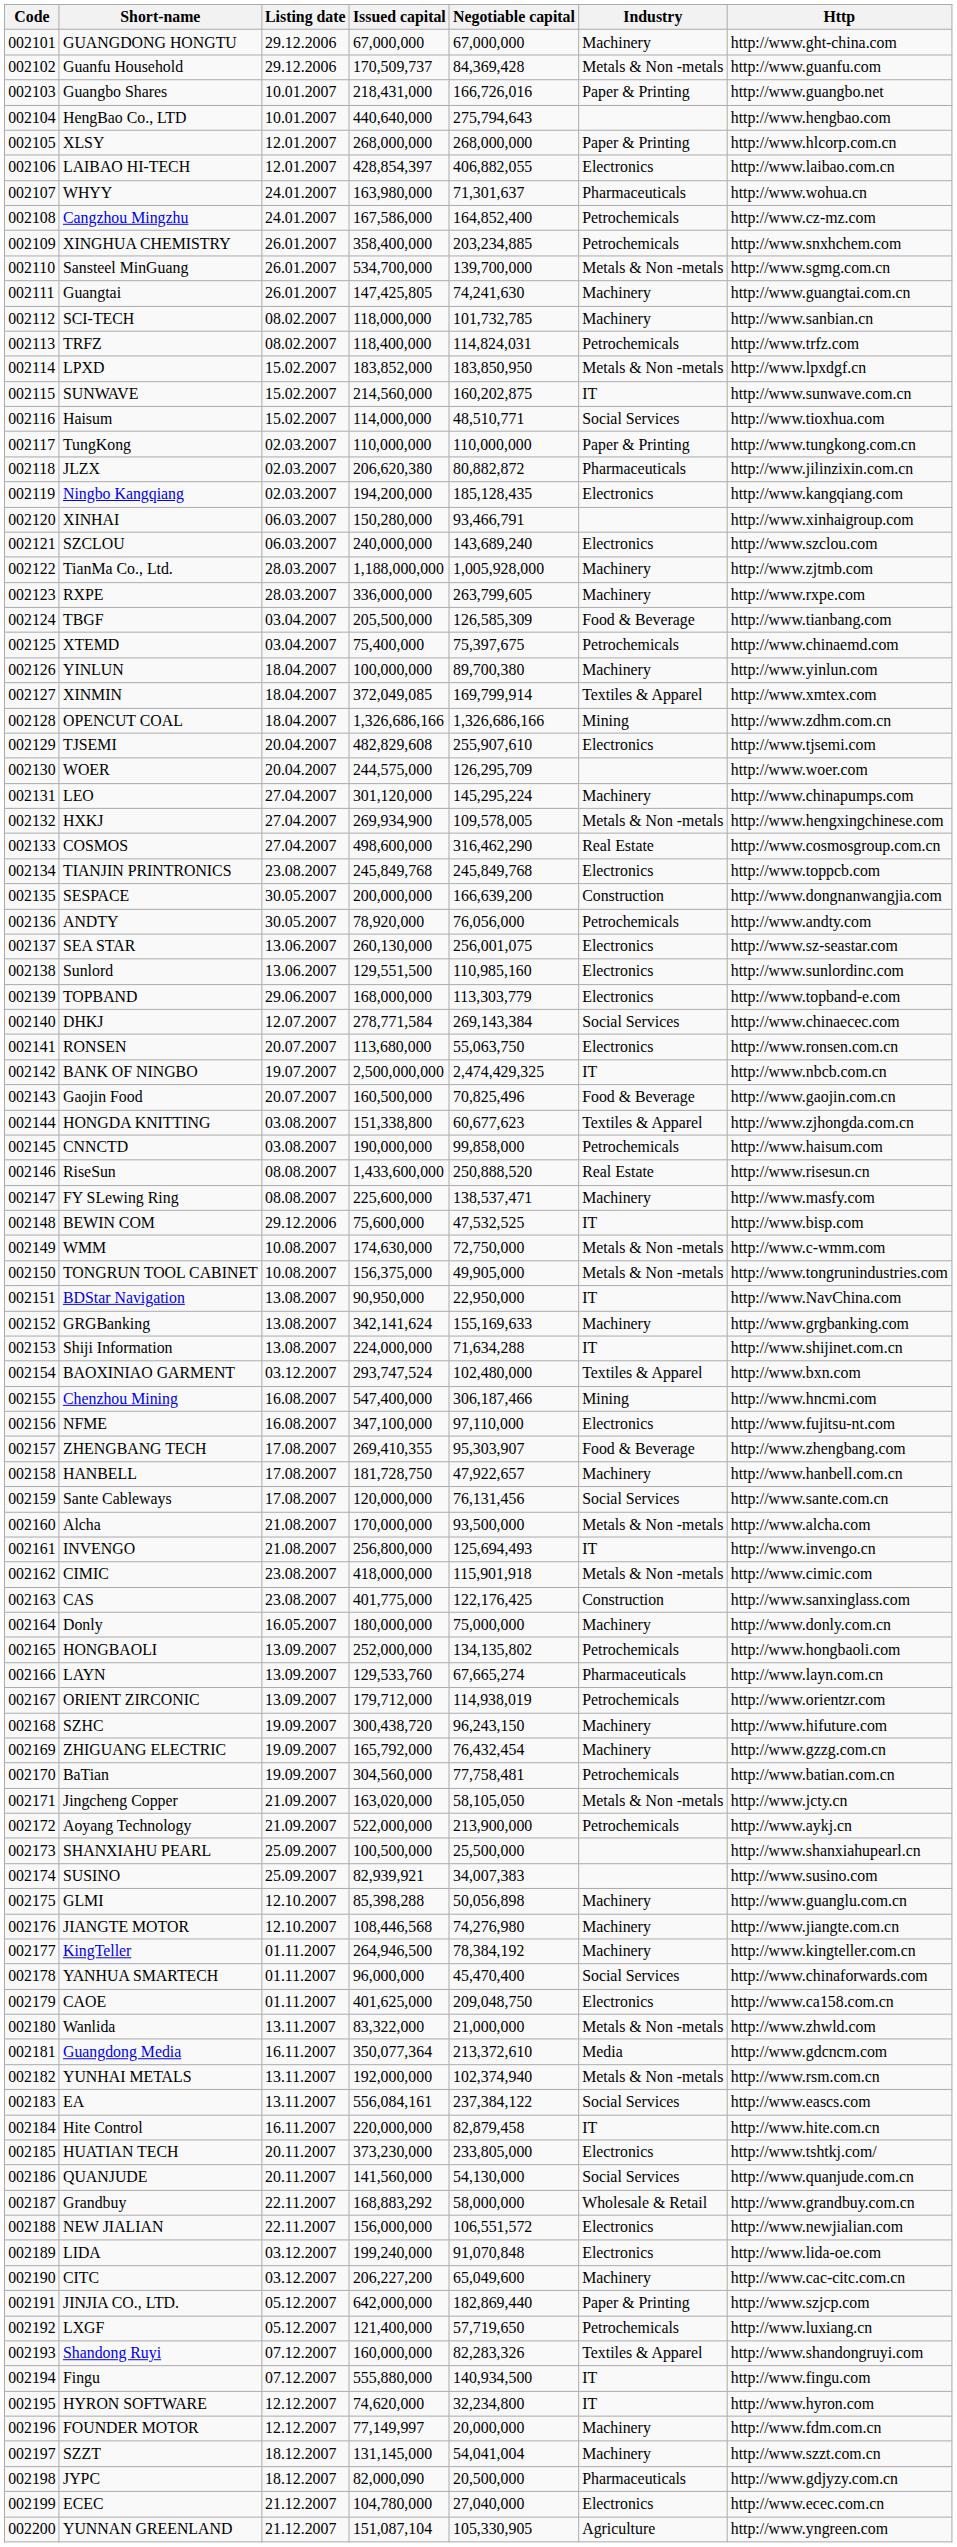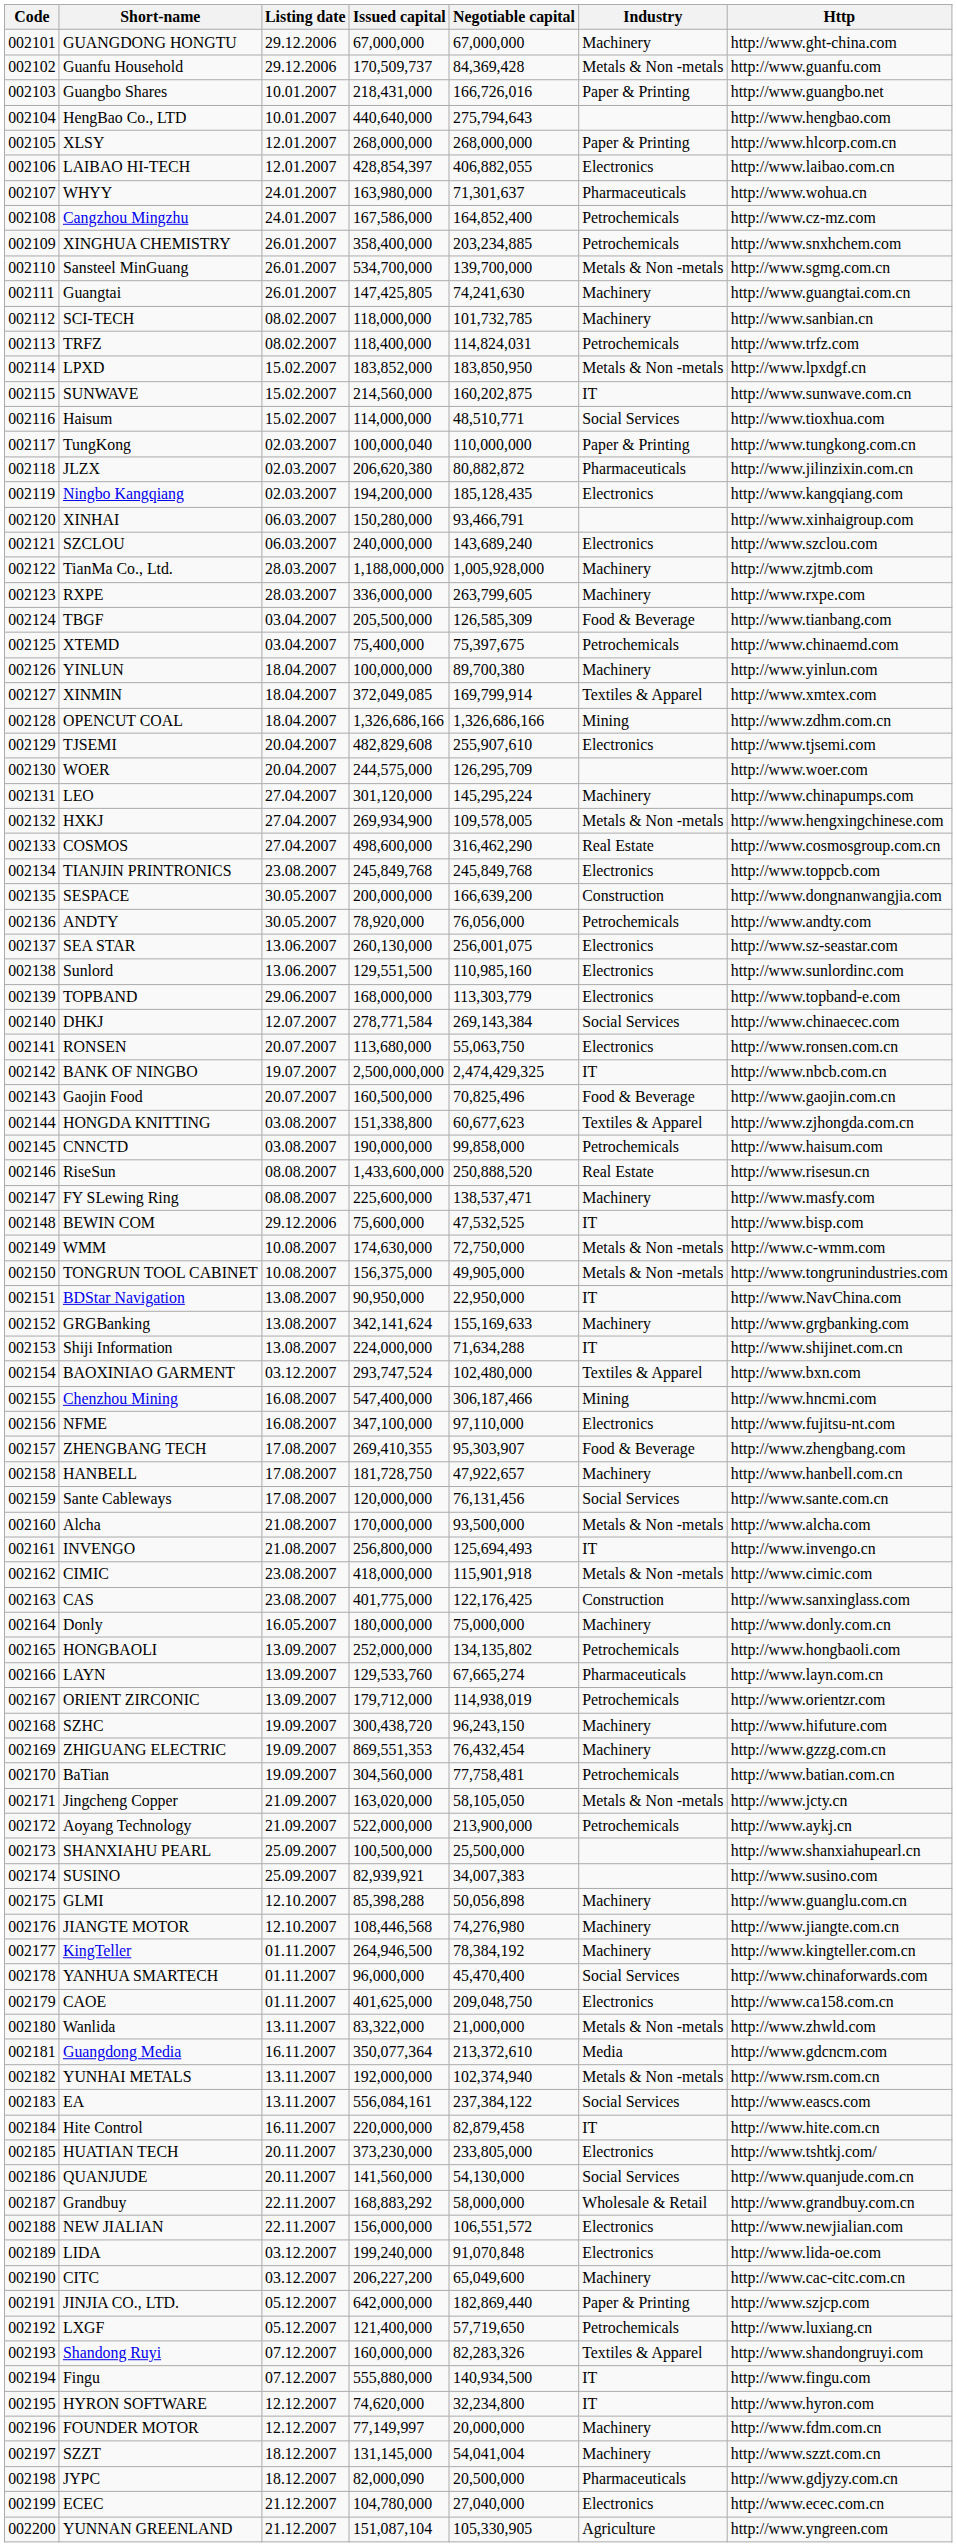(392, 444) 110,000,000 -> (392, 444) 100,000,040
(392, 1750) 165,792,000 -> (392, 1750) 869,551,353
